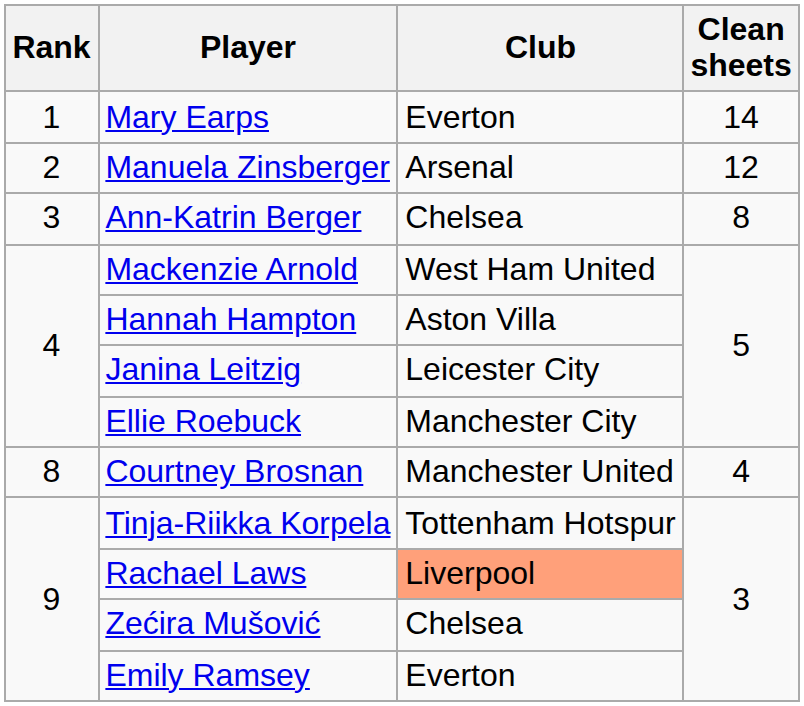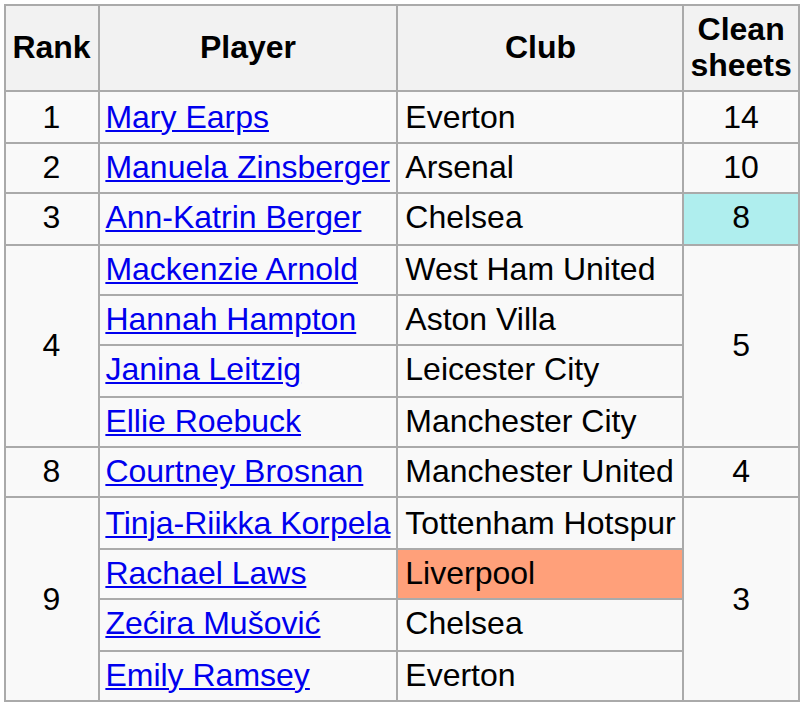(741, 167) 12 -> (741, 167) 10
(741, 218) no background -> (741, 218) paleturquoise background
